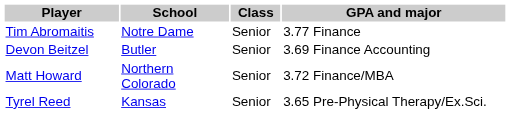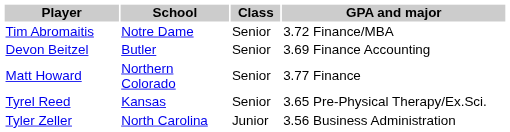(322, 31) 3.77 Finance -> (338, 31) 3.72 Finance/MBA
(338, 76) 3.72 Finance/MBA -> (322, 76) 3.77 Finance
+ row: (39, 120)
